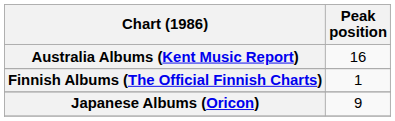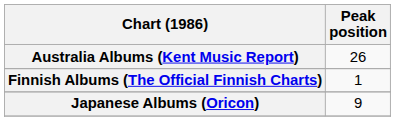(358, 56) 16 -> (358, 56) 26
